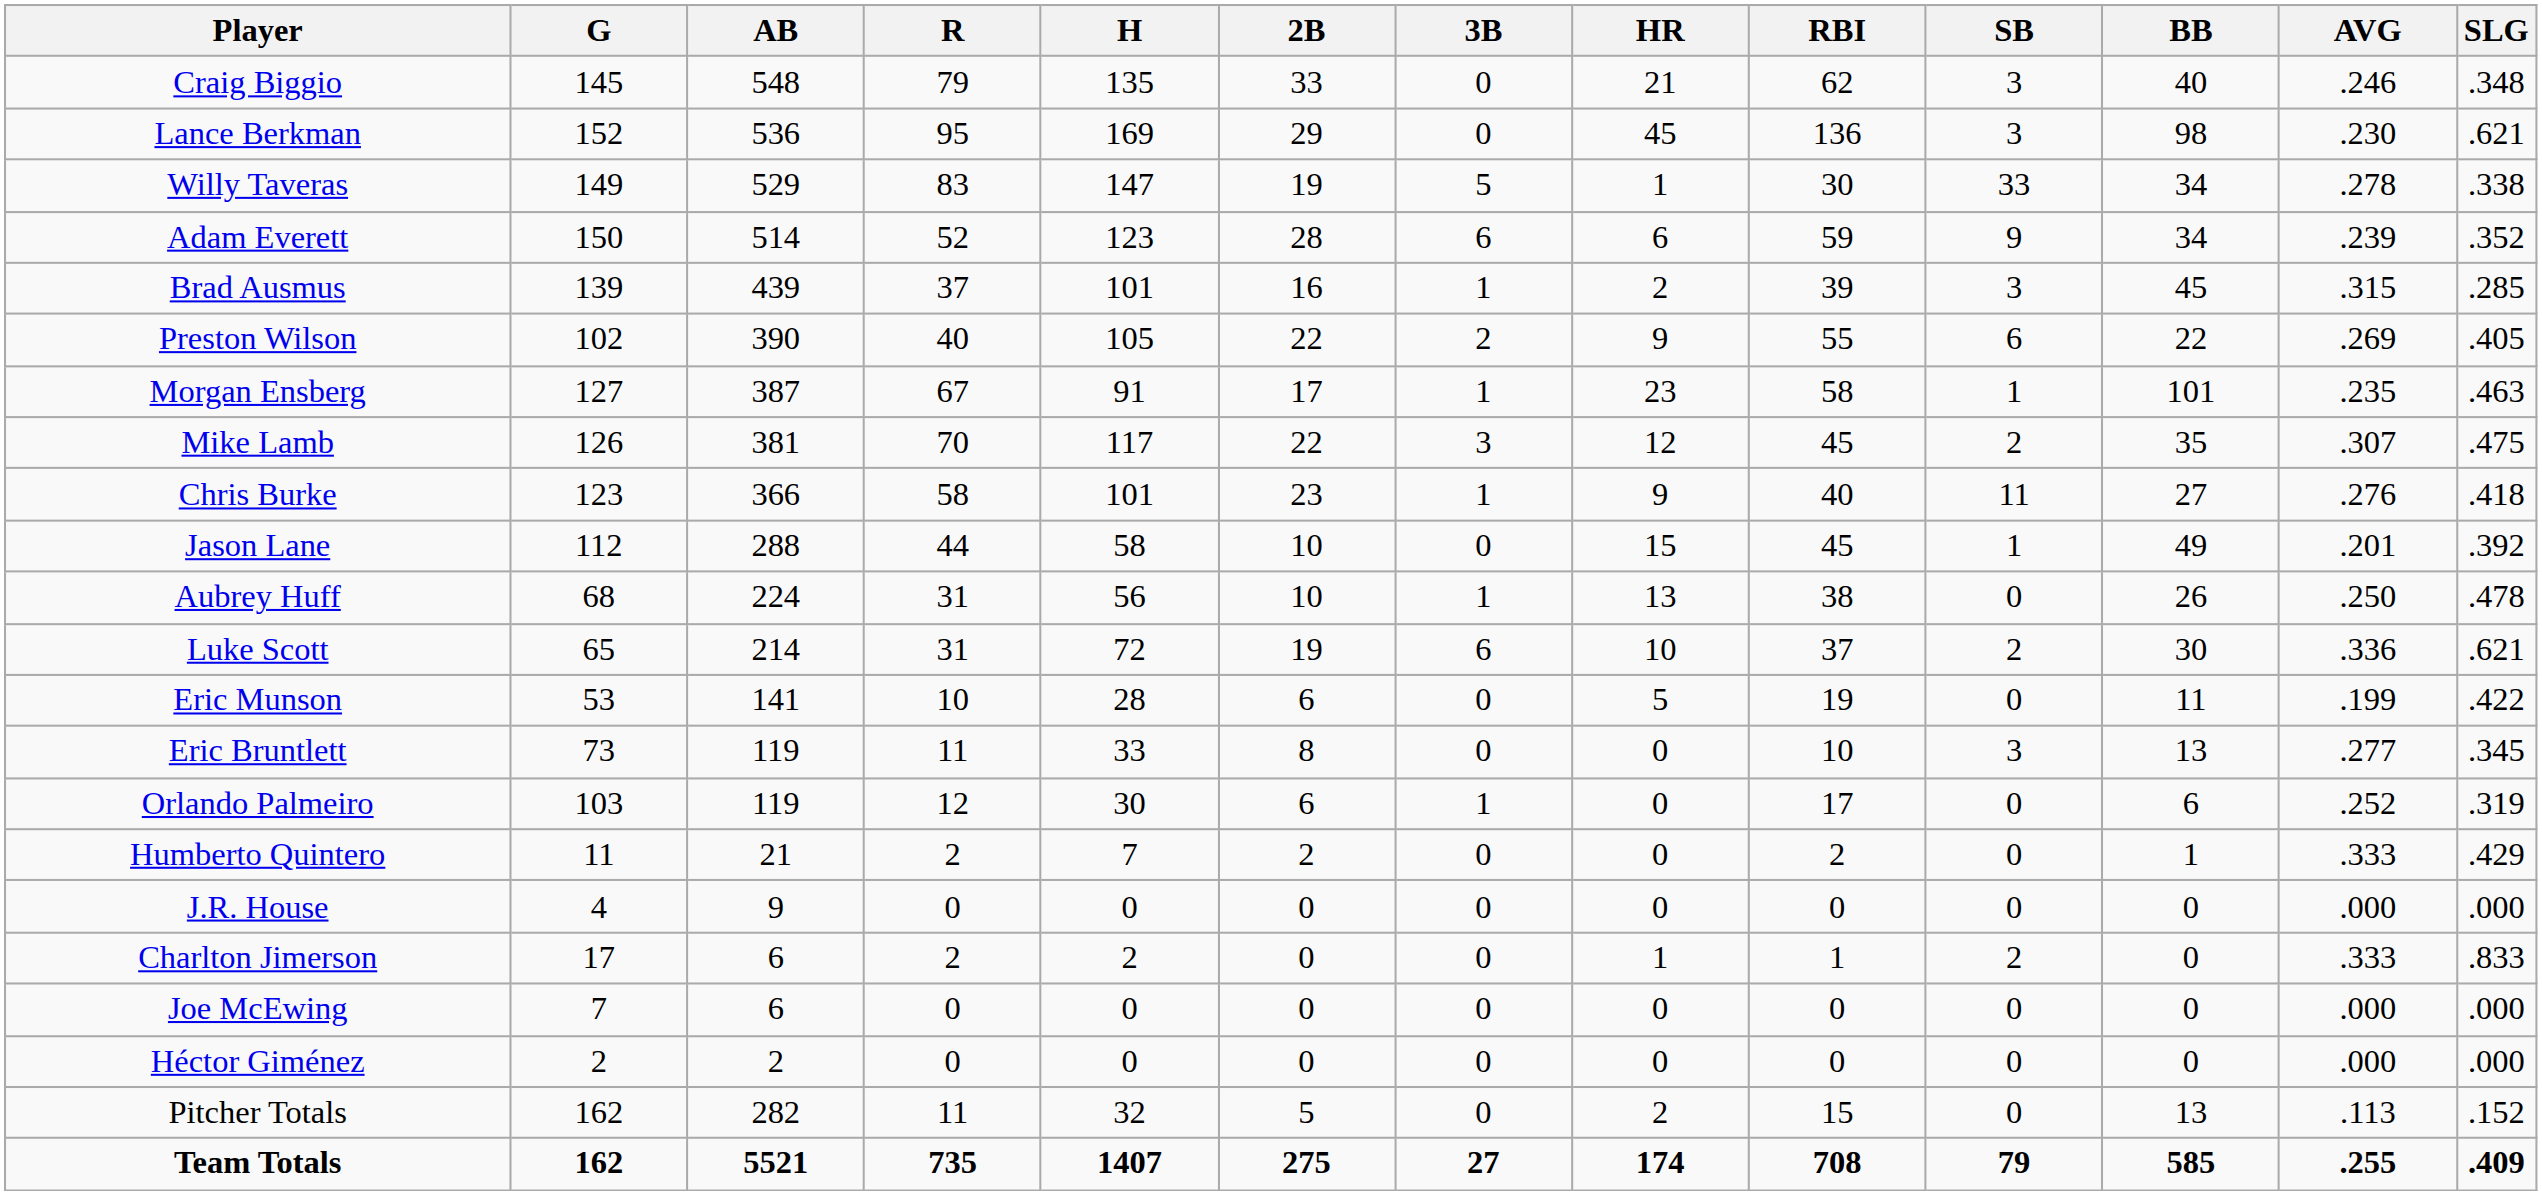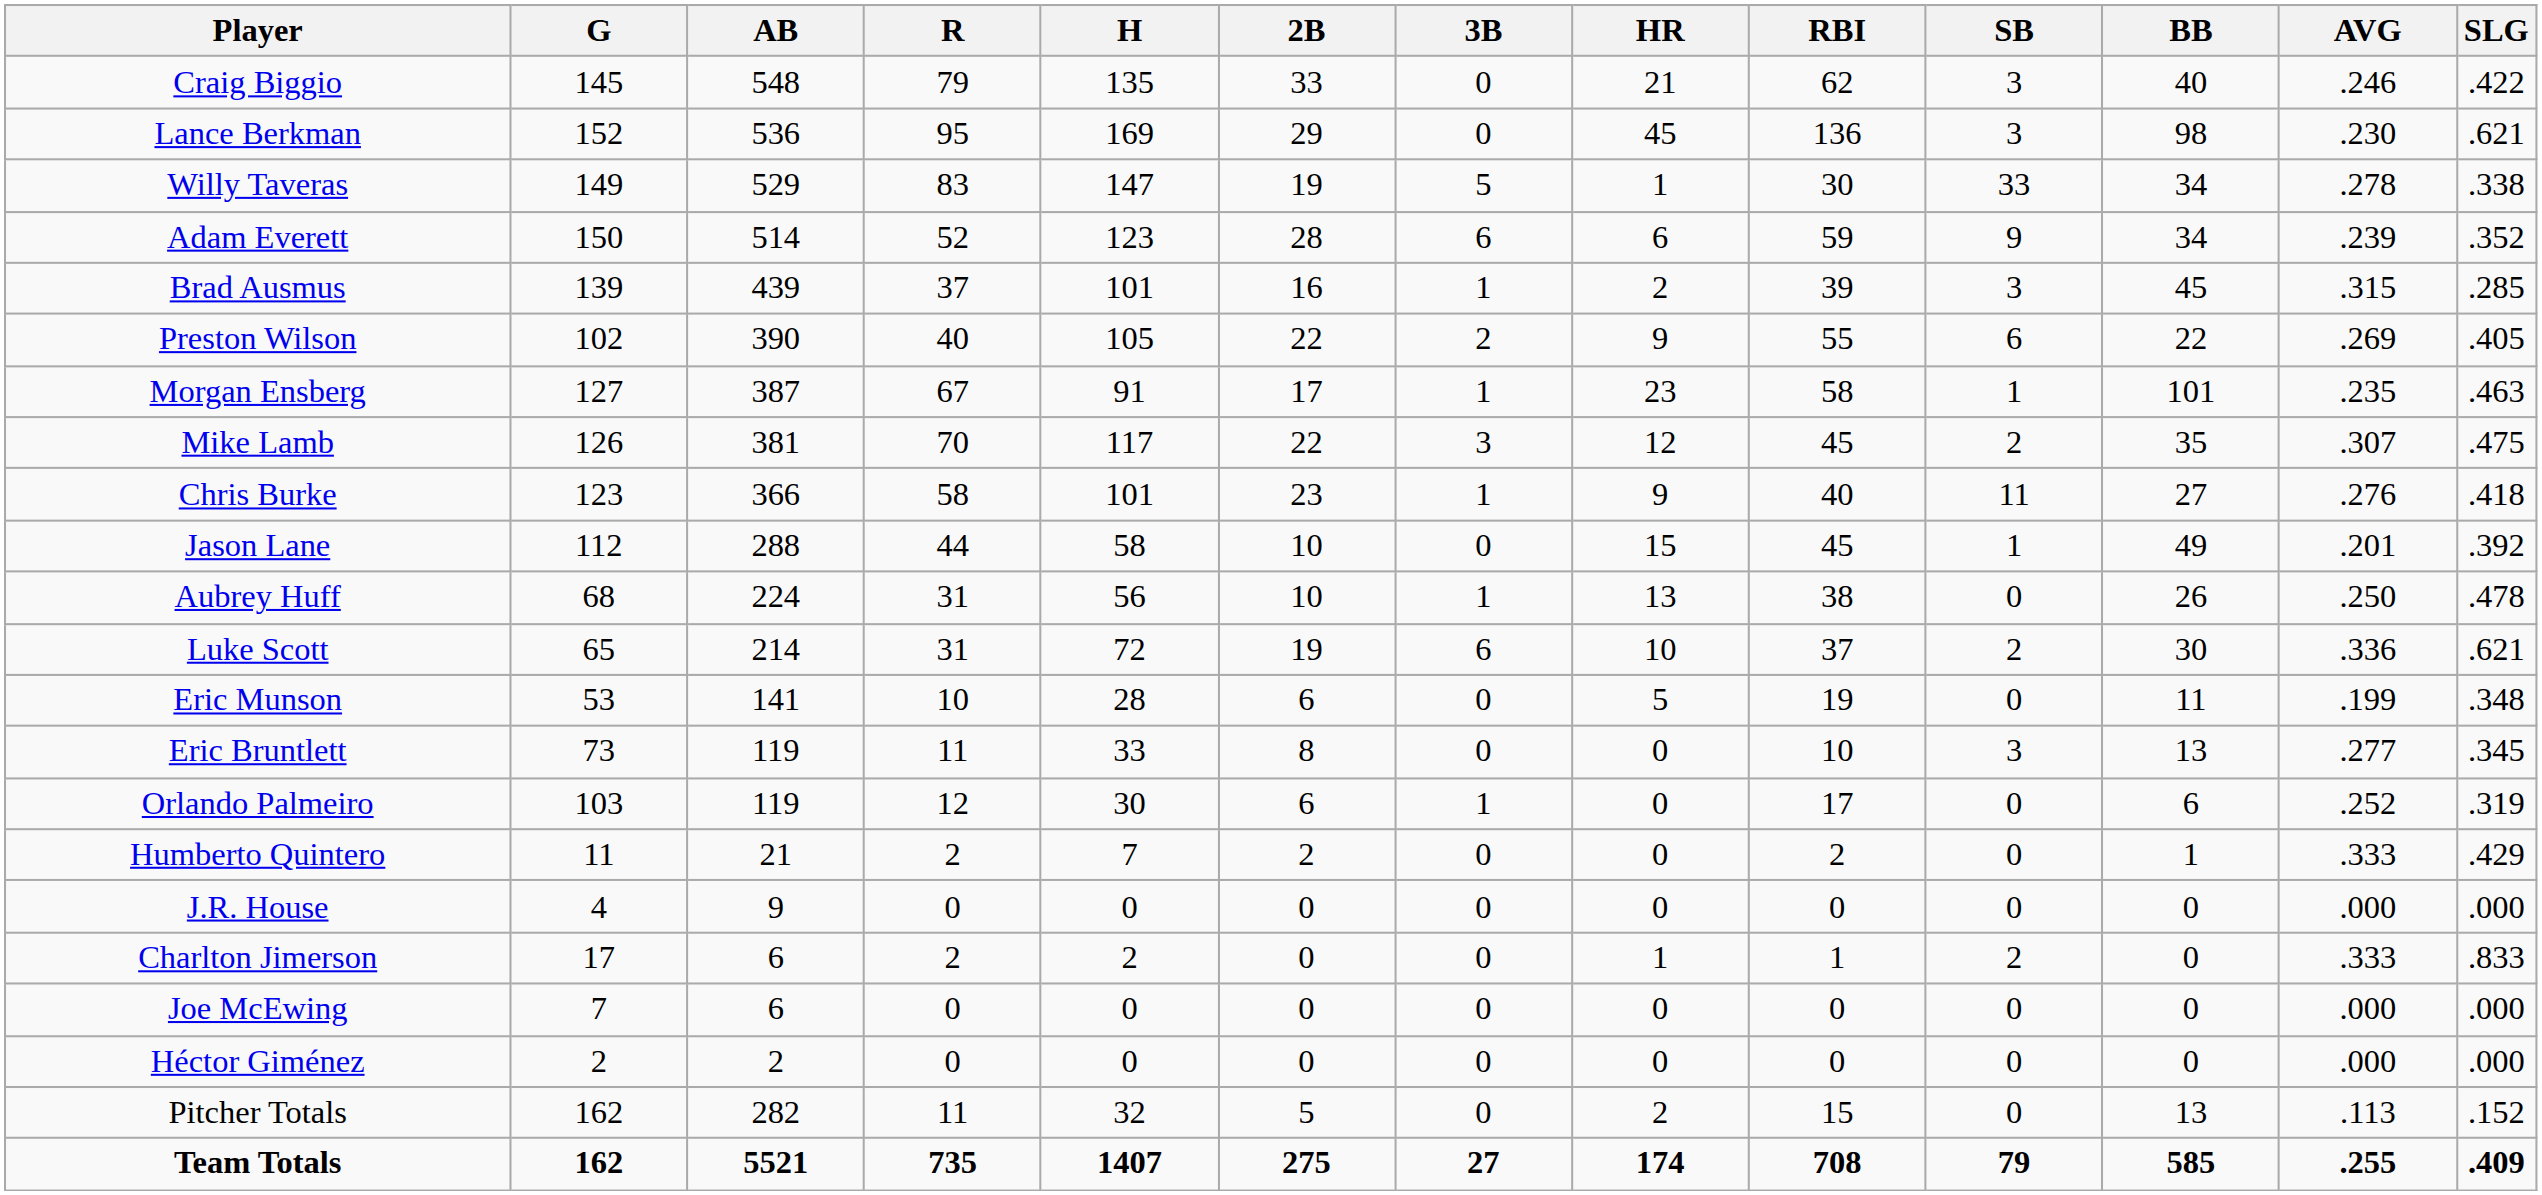(2496, 81) .348 -> (2496, 81) .422
(2496, 699) .422 -> (2496, 699) .348
